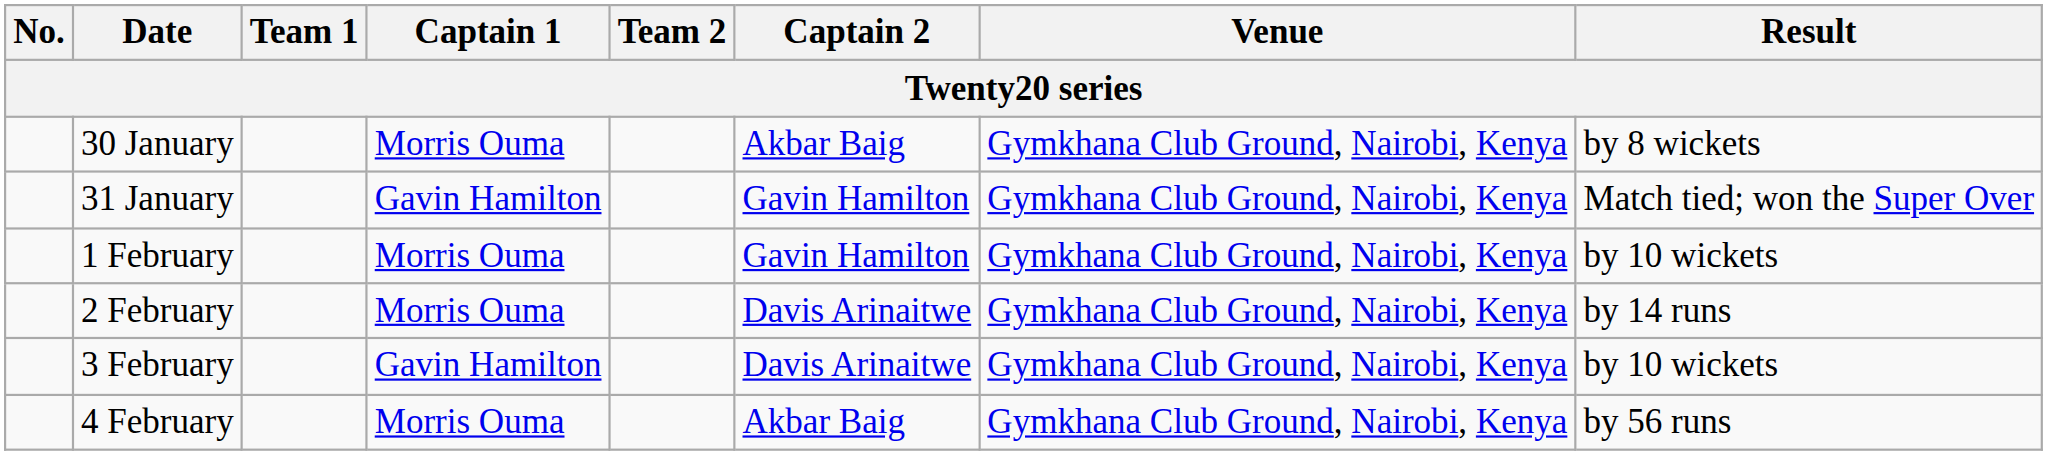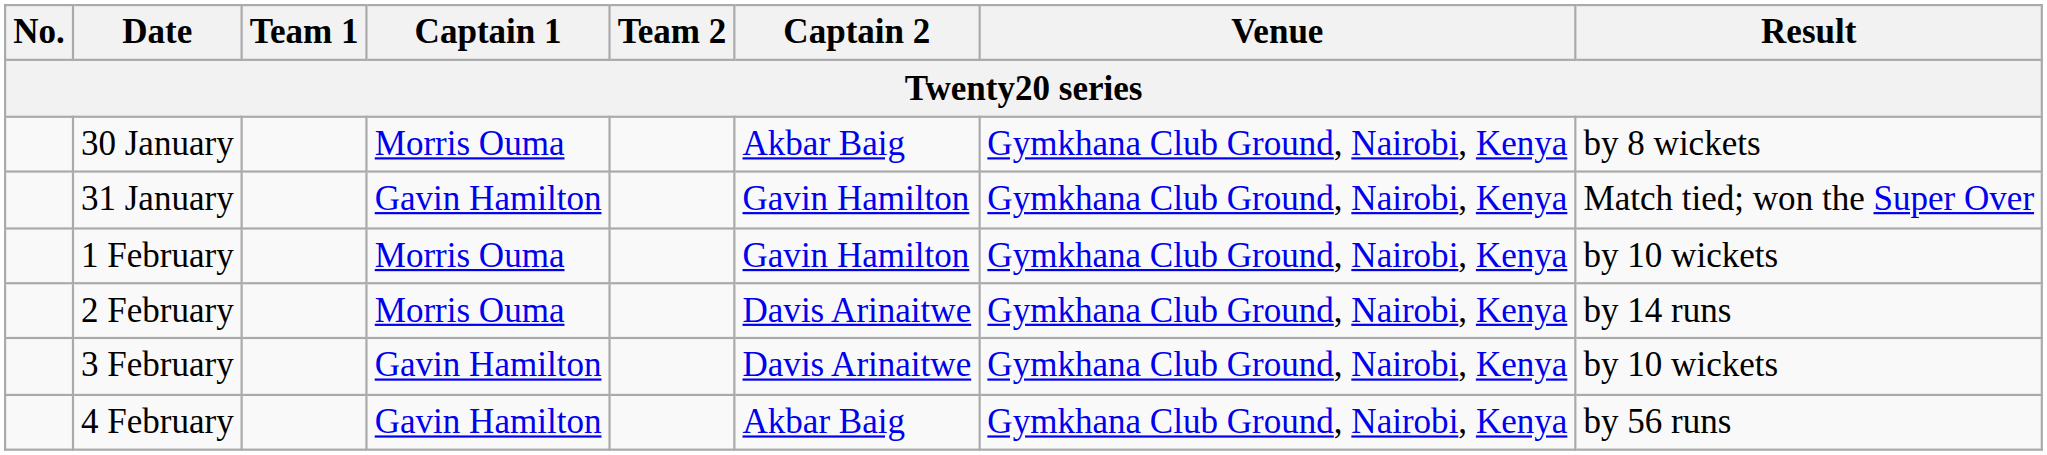(470, 421) Morris Ouma -> (488, 421) Gavin Hamilton
